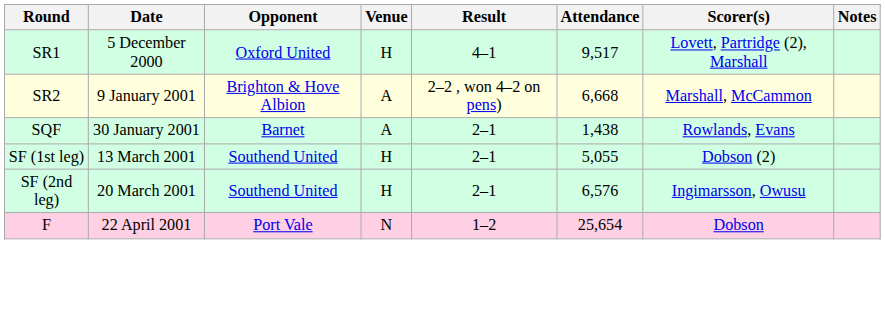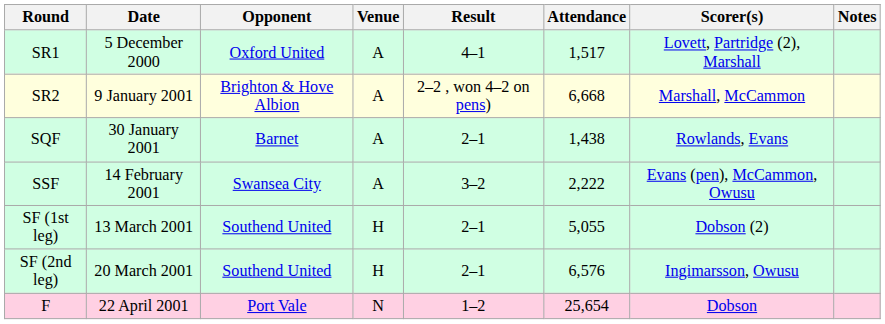(386, 52) H -> (378, 52) A
(600, 52) 9,517 -> (587, 52) 1,517
+ row: (46, 183)
